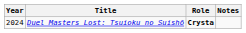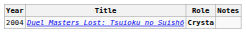(15, 22) 2024 -> (15, 22) 2004
